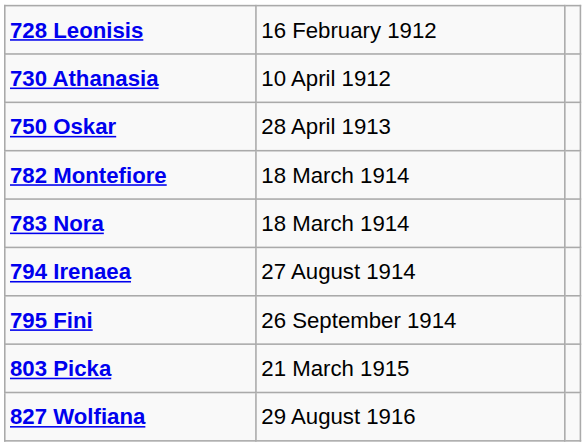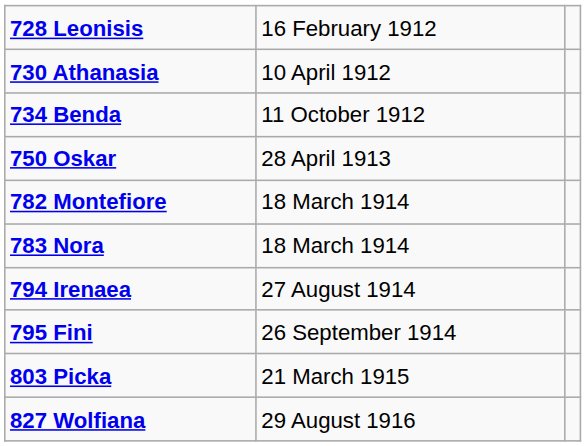+ row: (66, 115)
